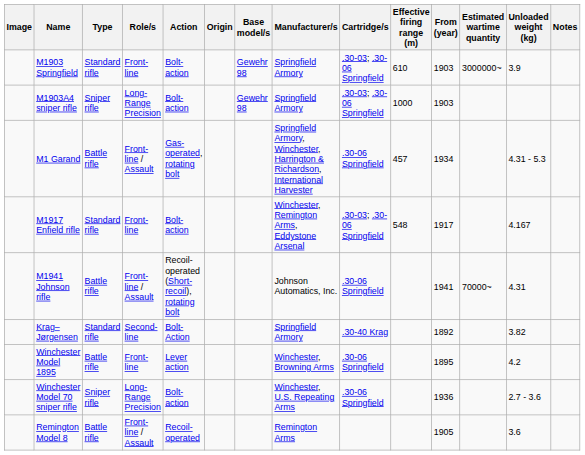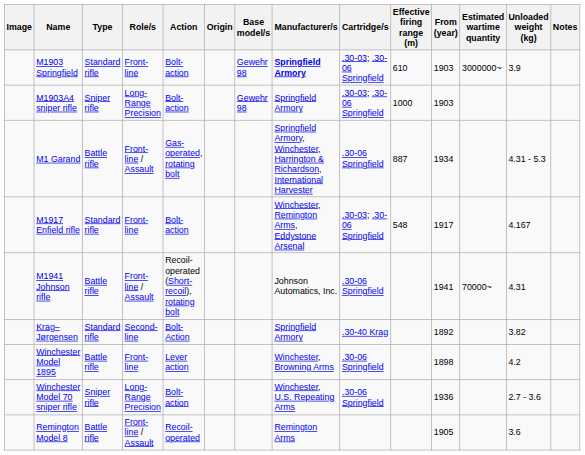(295, 67) normal -> (297, 67) bold
(400, 159) 457 -> (400, 159) 887
(444, 362) 1895 -> (444, 362) 1898
